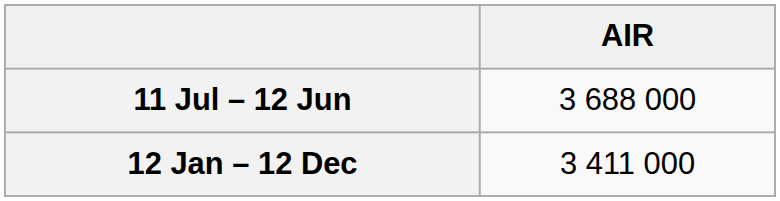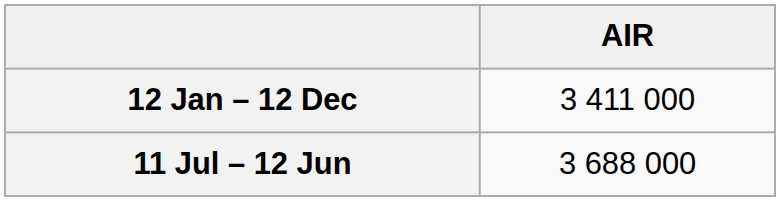rows swapped: (243, 163) <-> (243, 100)
